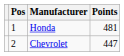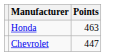- column: (18, 12)
(110, 28) 481 -> (92, 28) 463
